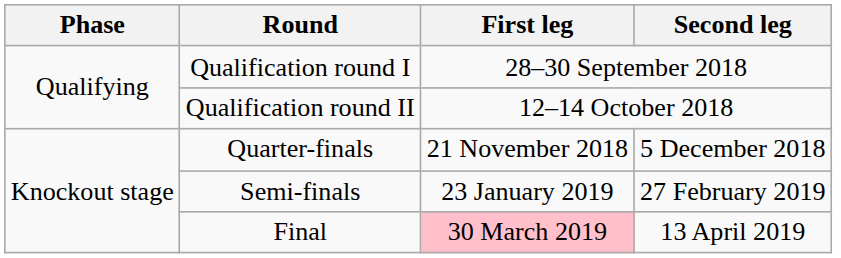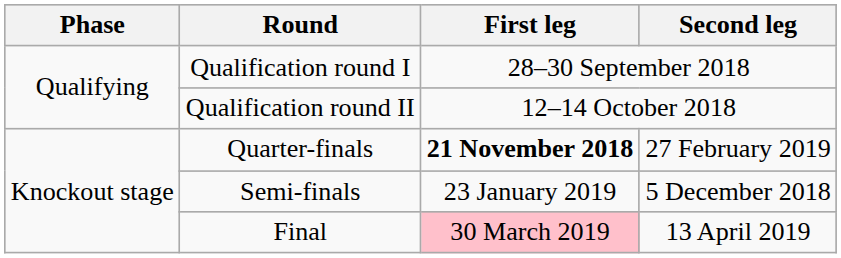(527, 149) normal -> (530, 149) bold
(733, 149) 5 December 2018 -> (738, 149) 27 February 2019
(733, 190) 27 February 2019 -> (738, 190) 5 December 2018
